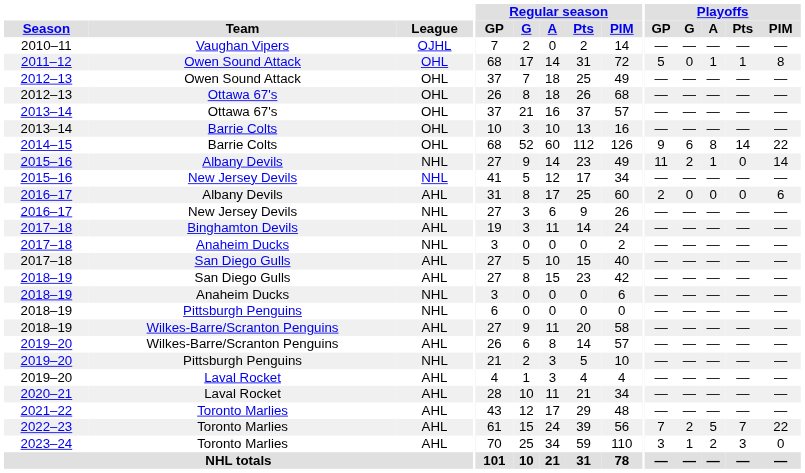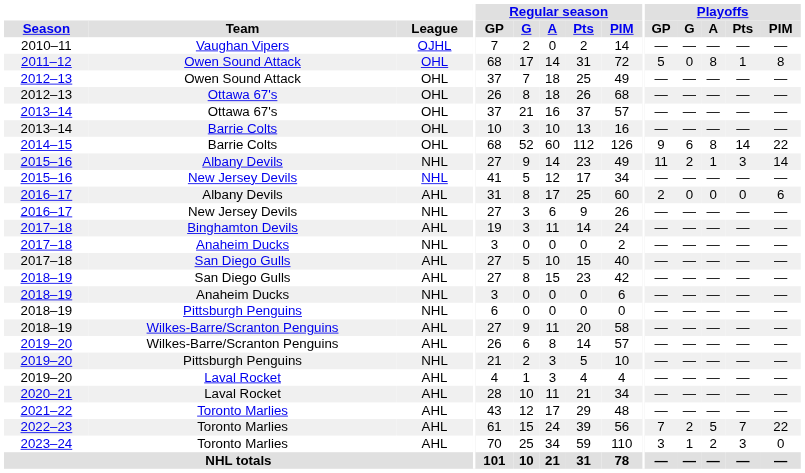(713, 62) 1 -> (713, 62) 8
(743, 161) 0 -> (743, 161) 3
